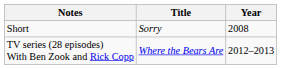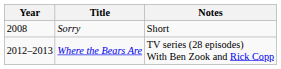columns swapped: (251, 12) <-> (70, 12)
